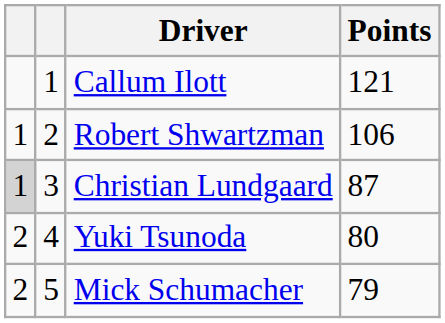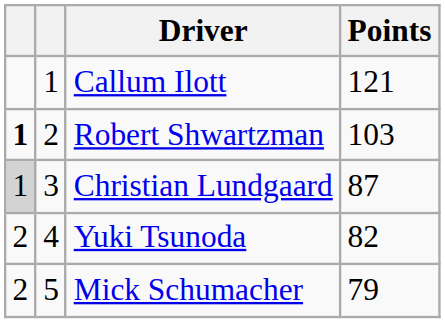(20, 133) normal -> (20, 133) bold
(371, 133) 106 -> (371, 133) 103
(363, 237) 80 -> (363, 237) 82
